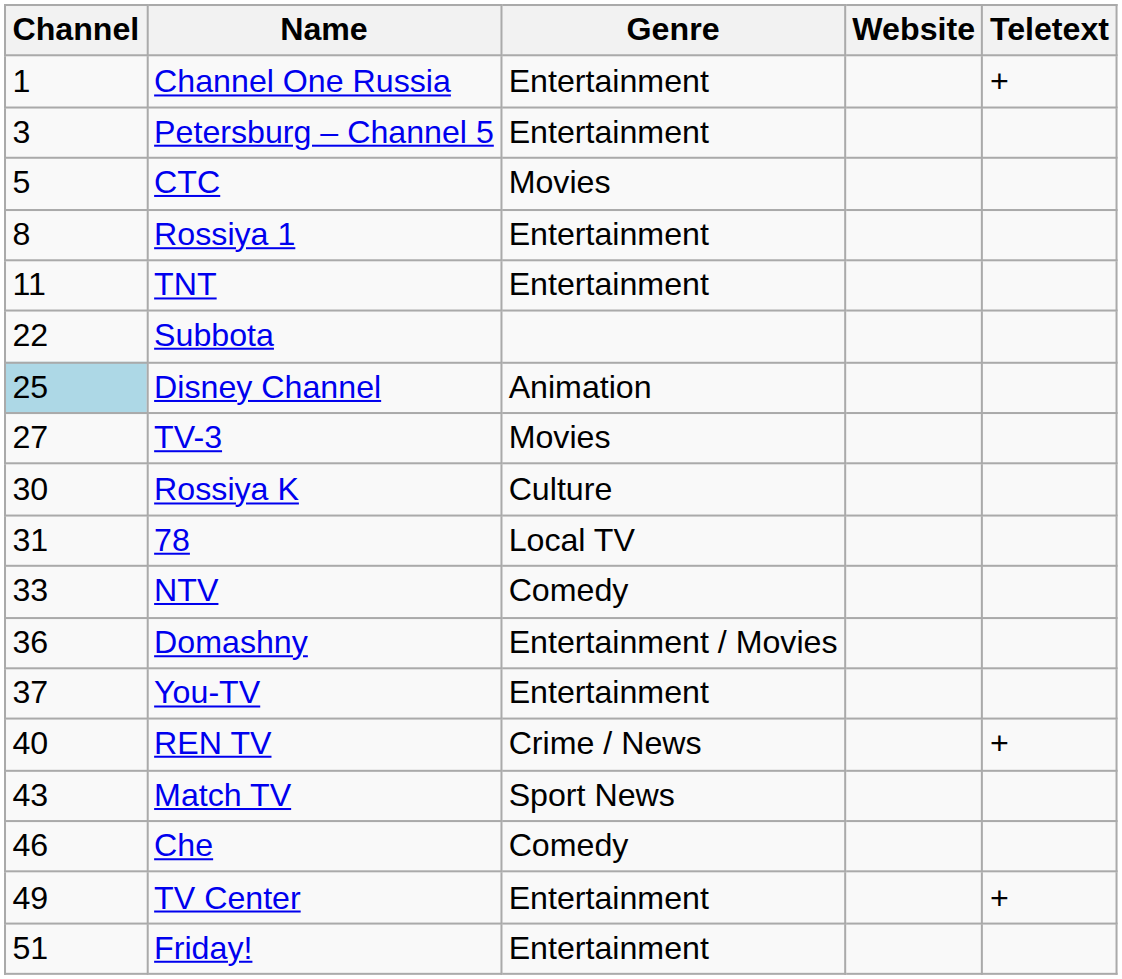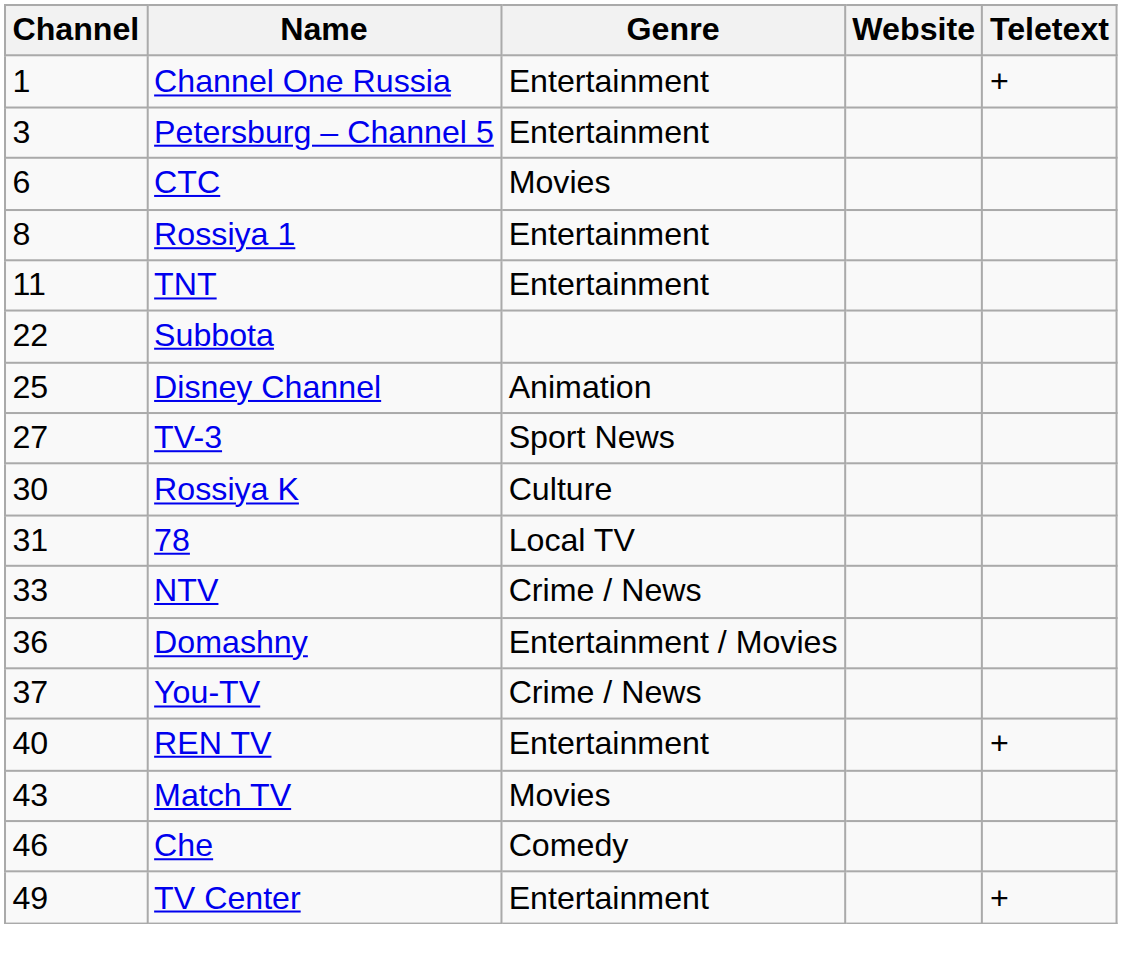(21, 183) 5 -> (21, 183) 6
(30, 387) lightblue background -> (30, 387) no background
(560, 438) Movies -> (592, 438) Sport News
(569, 591) Comedy -> (605, 591) Crime / News
(609, 693) Entertainment -> (605, 693) Crime / News
(605, 744) Crime / News -> (609, 744) Entertainment
(592, 795) Sport News -> (560, 795) Movies
- row: (203, 948)
